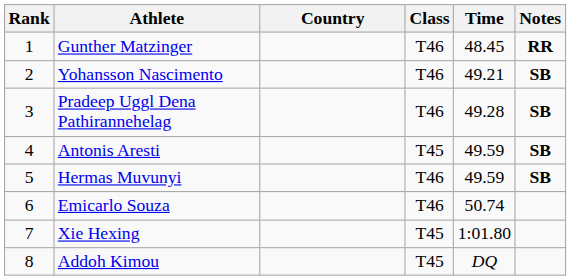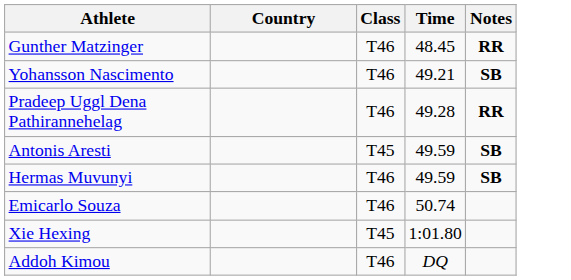- column: (29, 18)
(540, 112) SB -> (491, 112) RR
(430, 261) T45 -> (380, 261) T46
